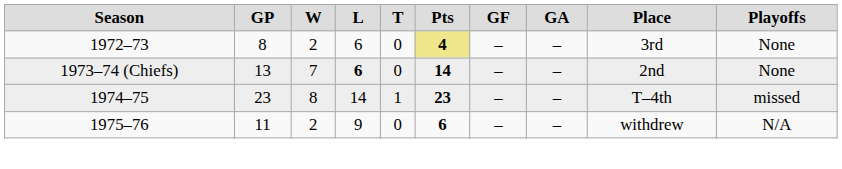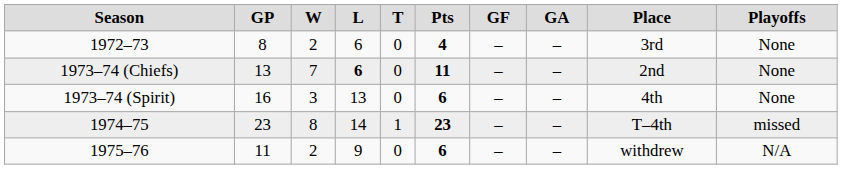(443, 44) khaki background -> (443, 44) no background
(443, 71) 14 -> (443, 71) 11
+ row: (119, 97)
